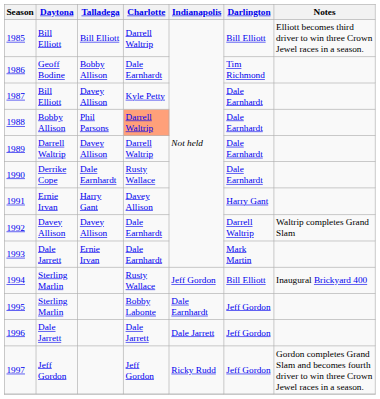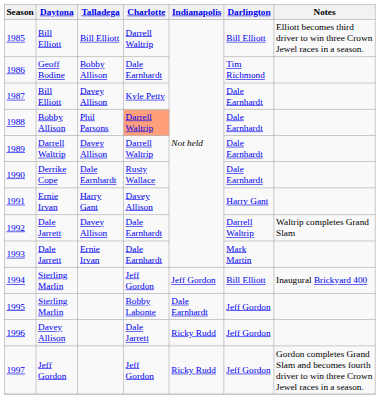(52, 227) Davey Allison -> (50, 227) Dale Jarrett
(140, 280) Rusty Wallace -> (140, 280) Jeff Gordon
(50, 333) Dale Jarrett -> (52, 333) Davey Allison
(193, 333) Dale Jarrett -> (194, 333) Ricky Rudd
